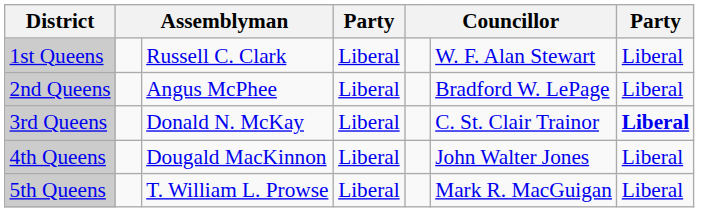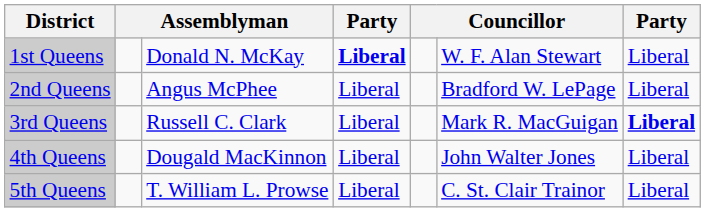(216, 55) Russell C. Clark -> (225, 55) Donald N. McKay
(369, 55) normal -> (372, 55) bold
(225, 122) Donald N. McKay -> (216, 122) Russell C. Clark
(517, 122) C. St. Clair Trainor -> (530, 122) Mark R. MacGuigan
(524, 190) Mark R. MacGuigan -> (523, 190) C. St. Clair Trainor
